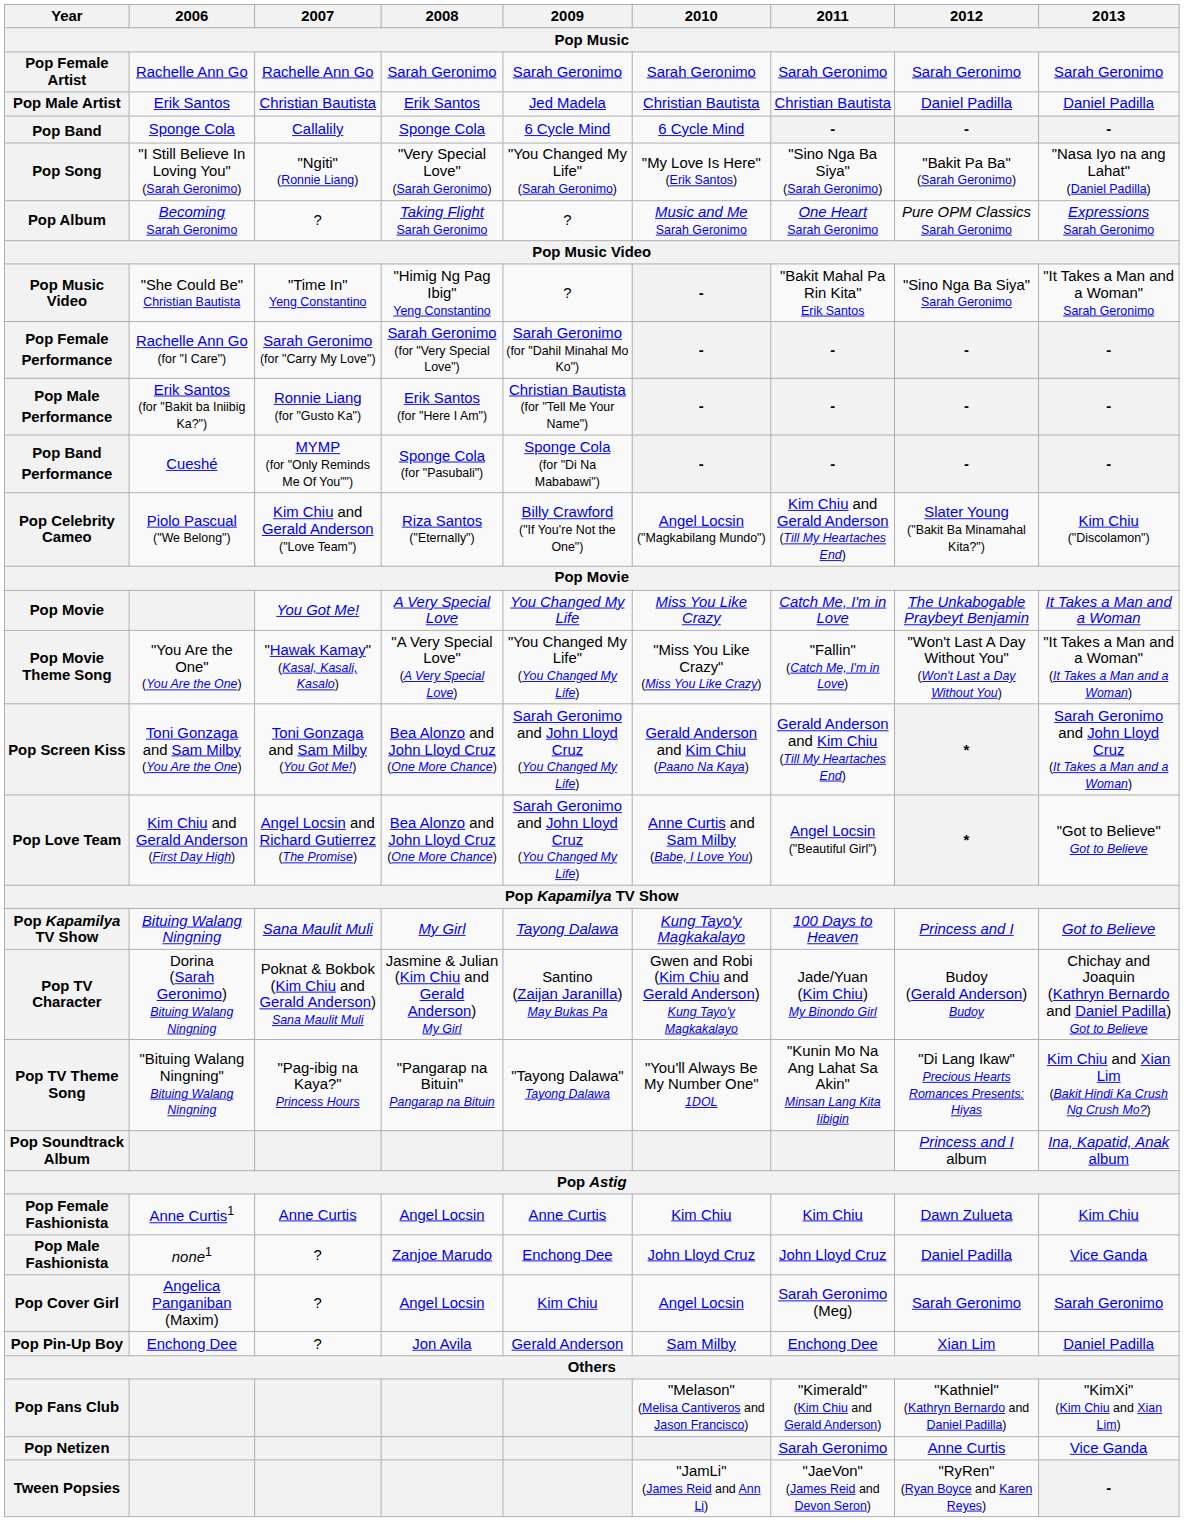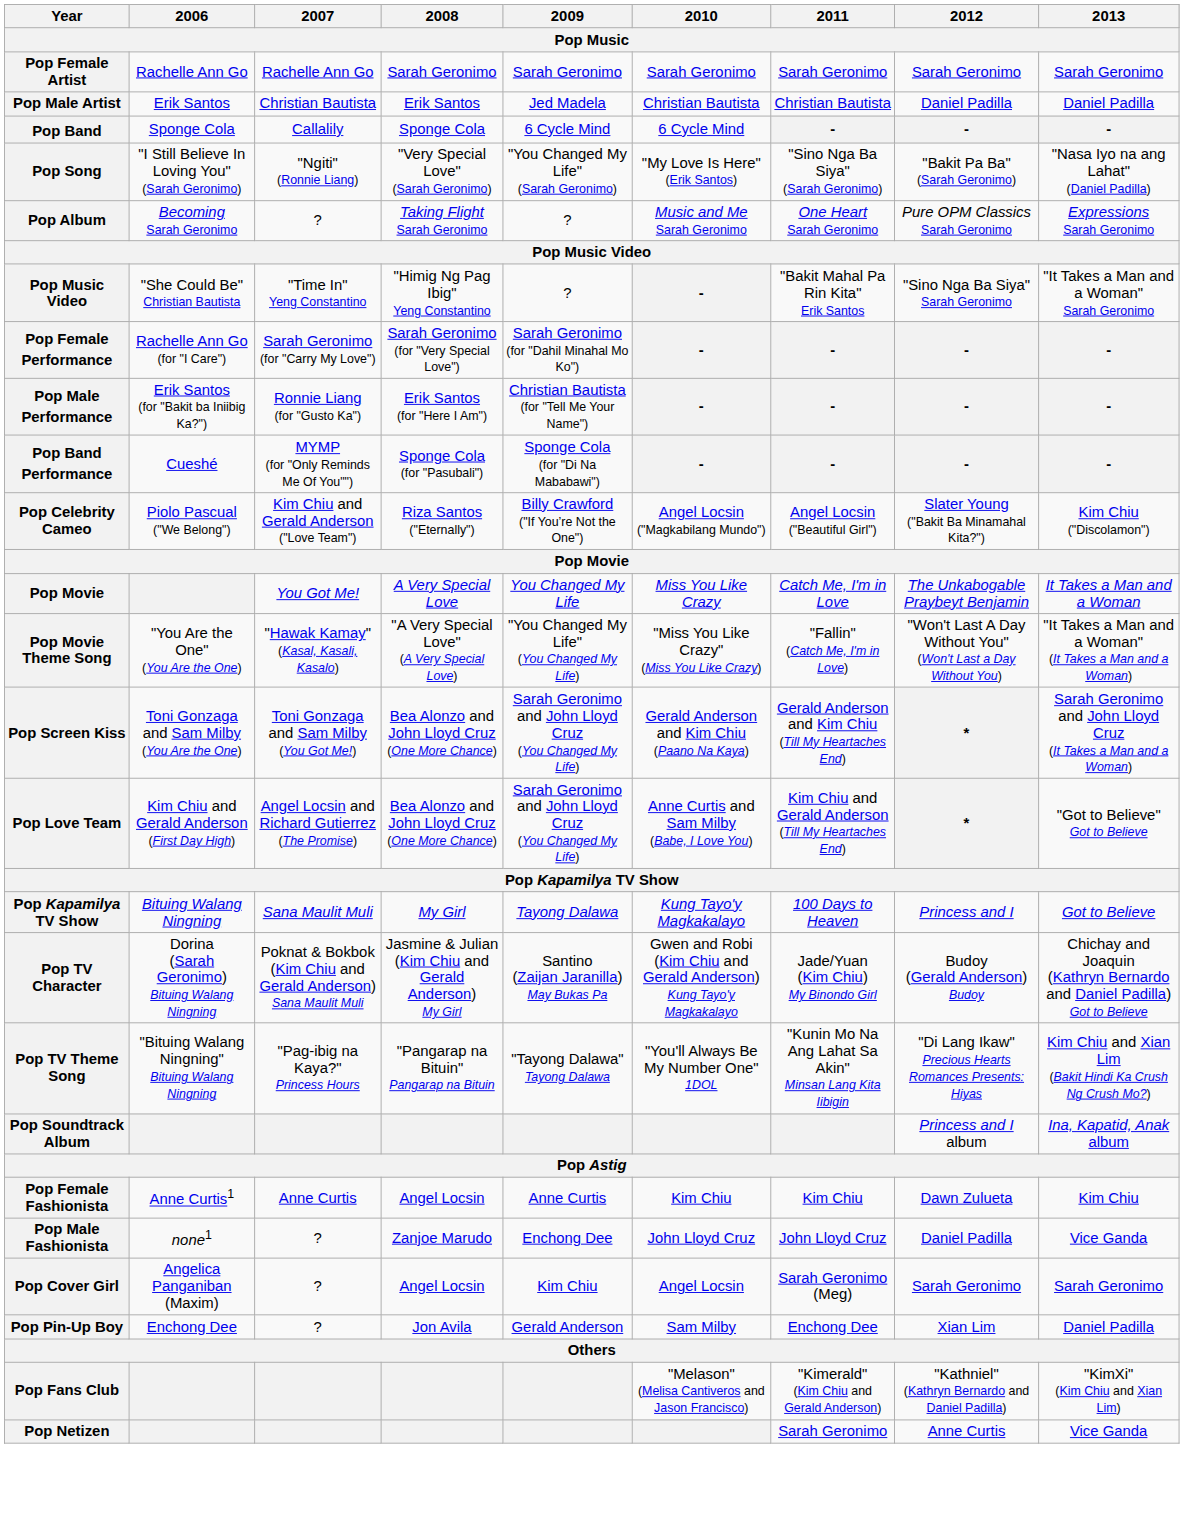(833, 529) Kim Chiu and Gerald Anderson (Till My Heartaches End) -> (833, 521) Angel Locsin ("Beautiful Girl")
(833, 840) Angel Locsin ("Beautiful Girl") -> (833, 823) Kim Chiu and Gerald Anderson (Till My Heartaches End)
- row: (67, 1488)
